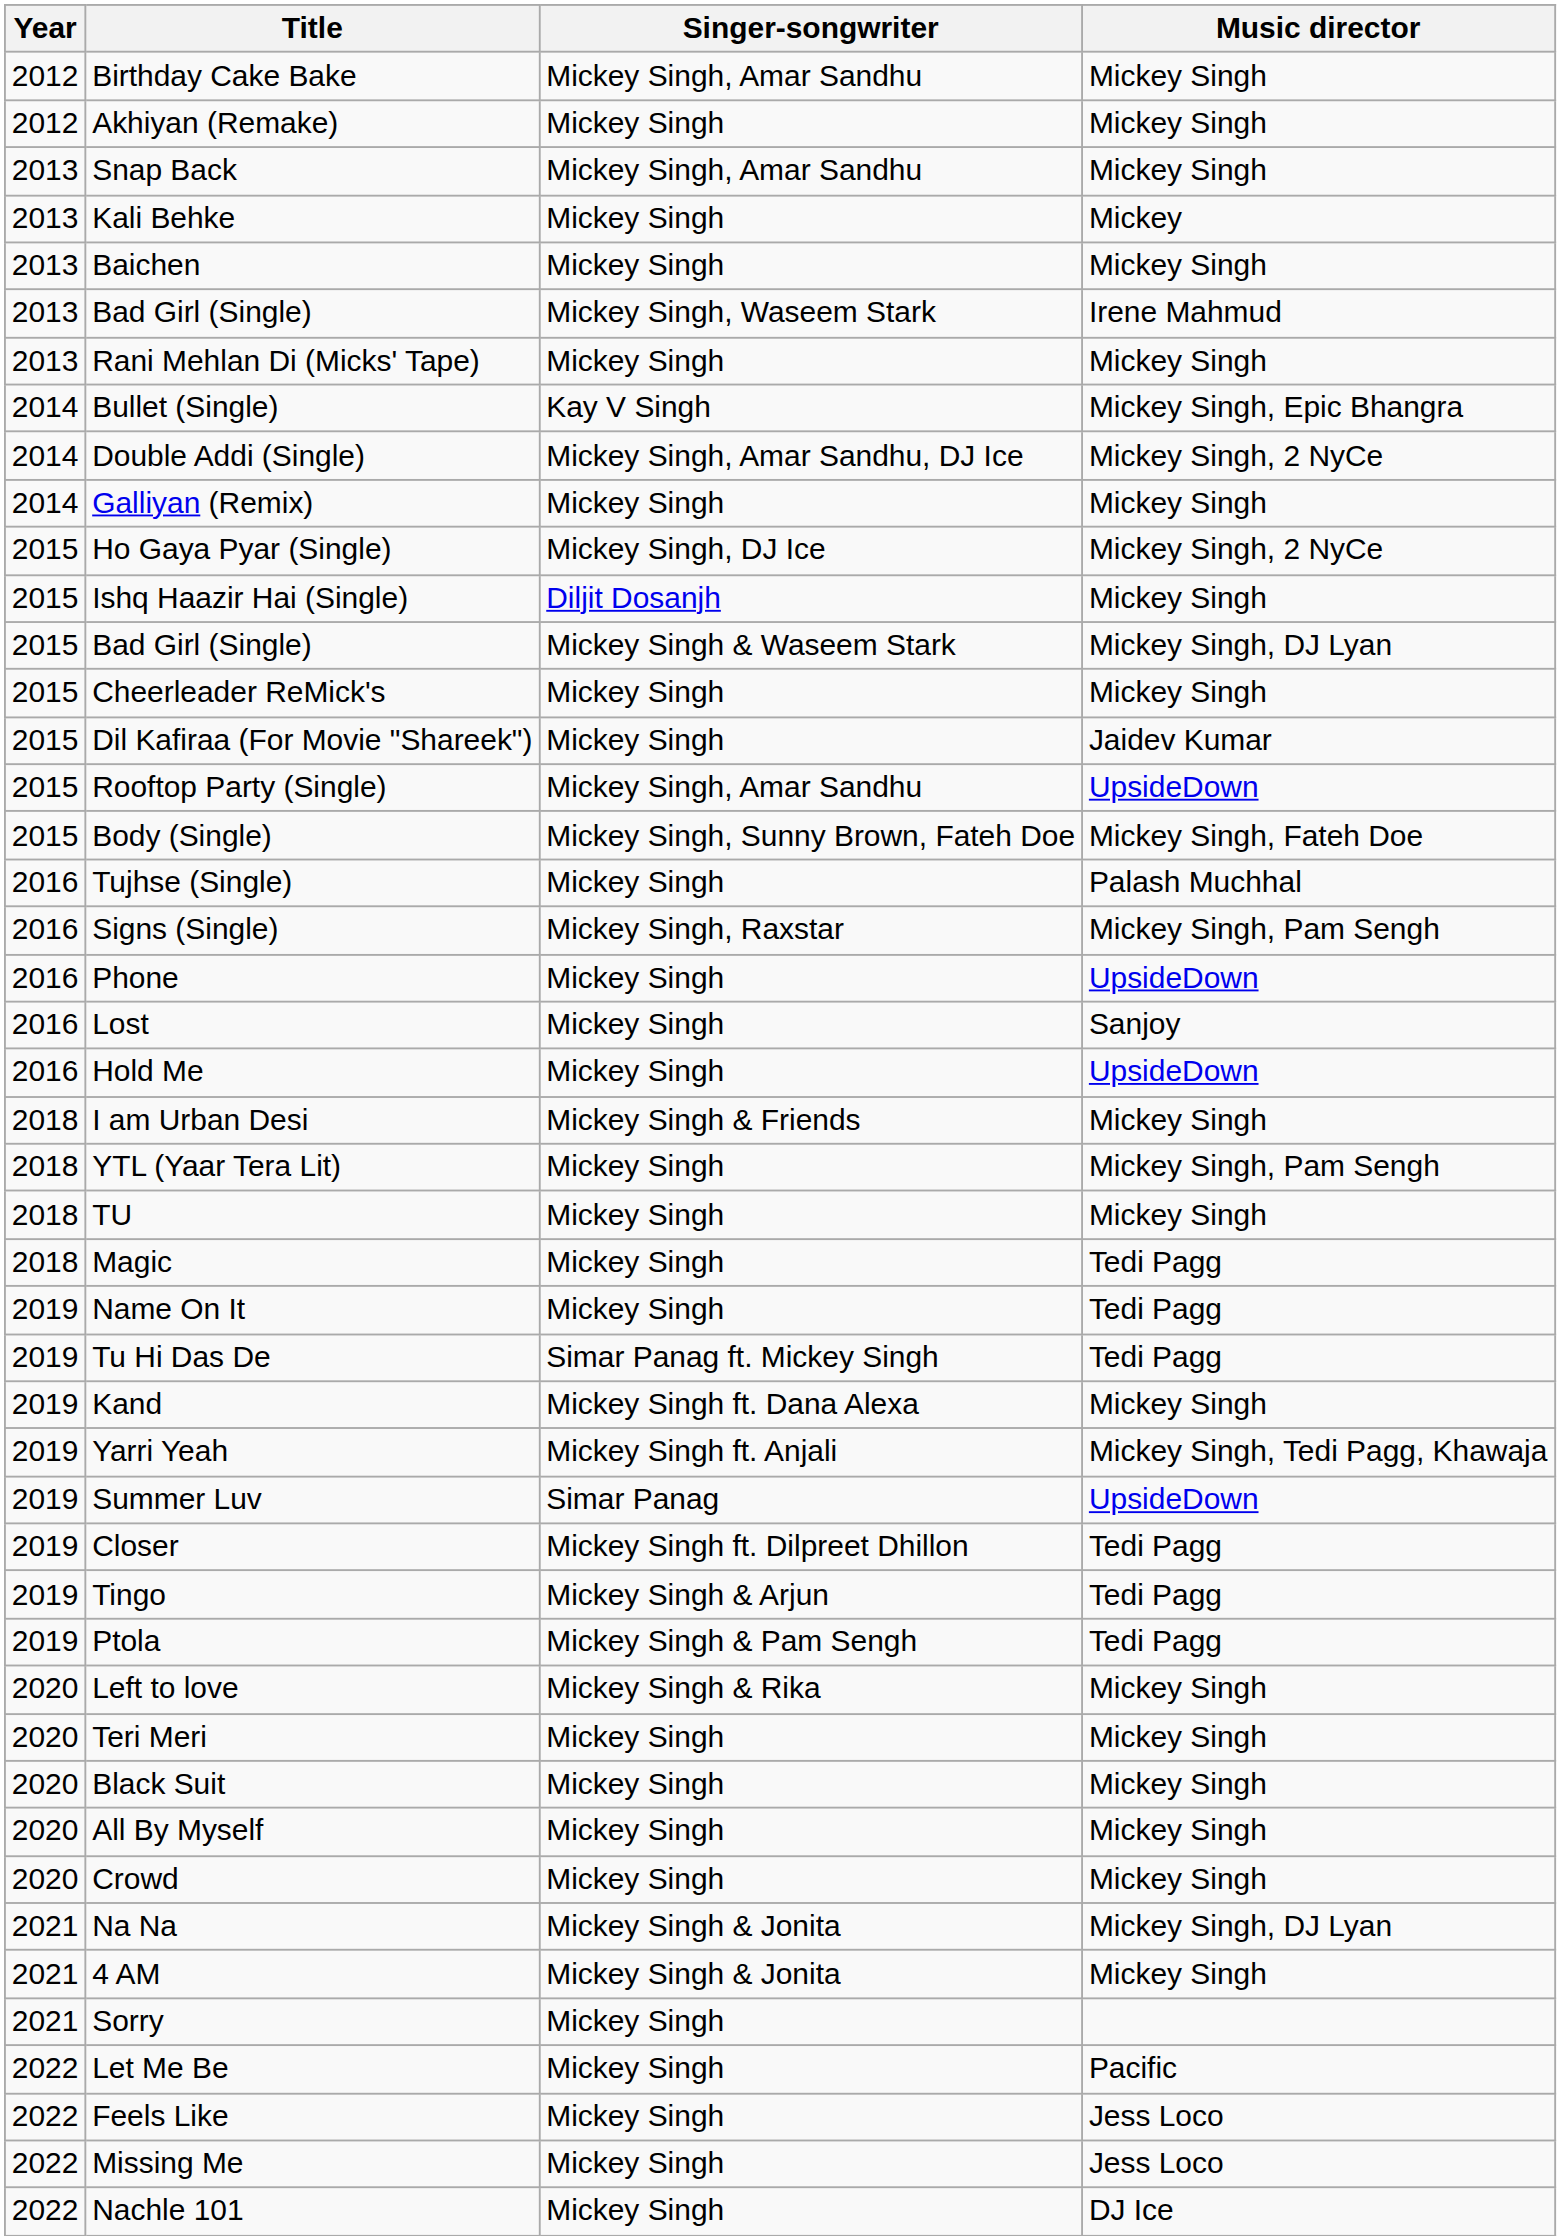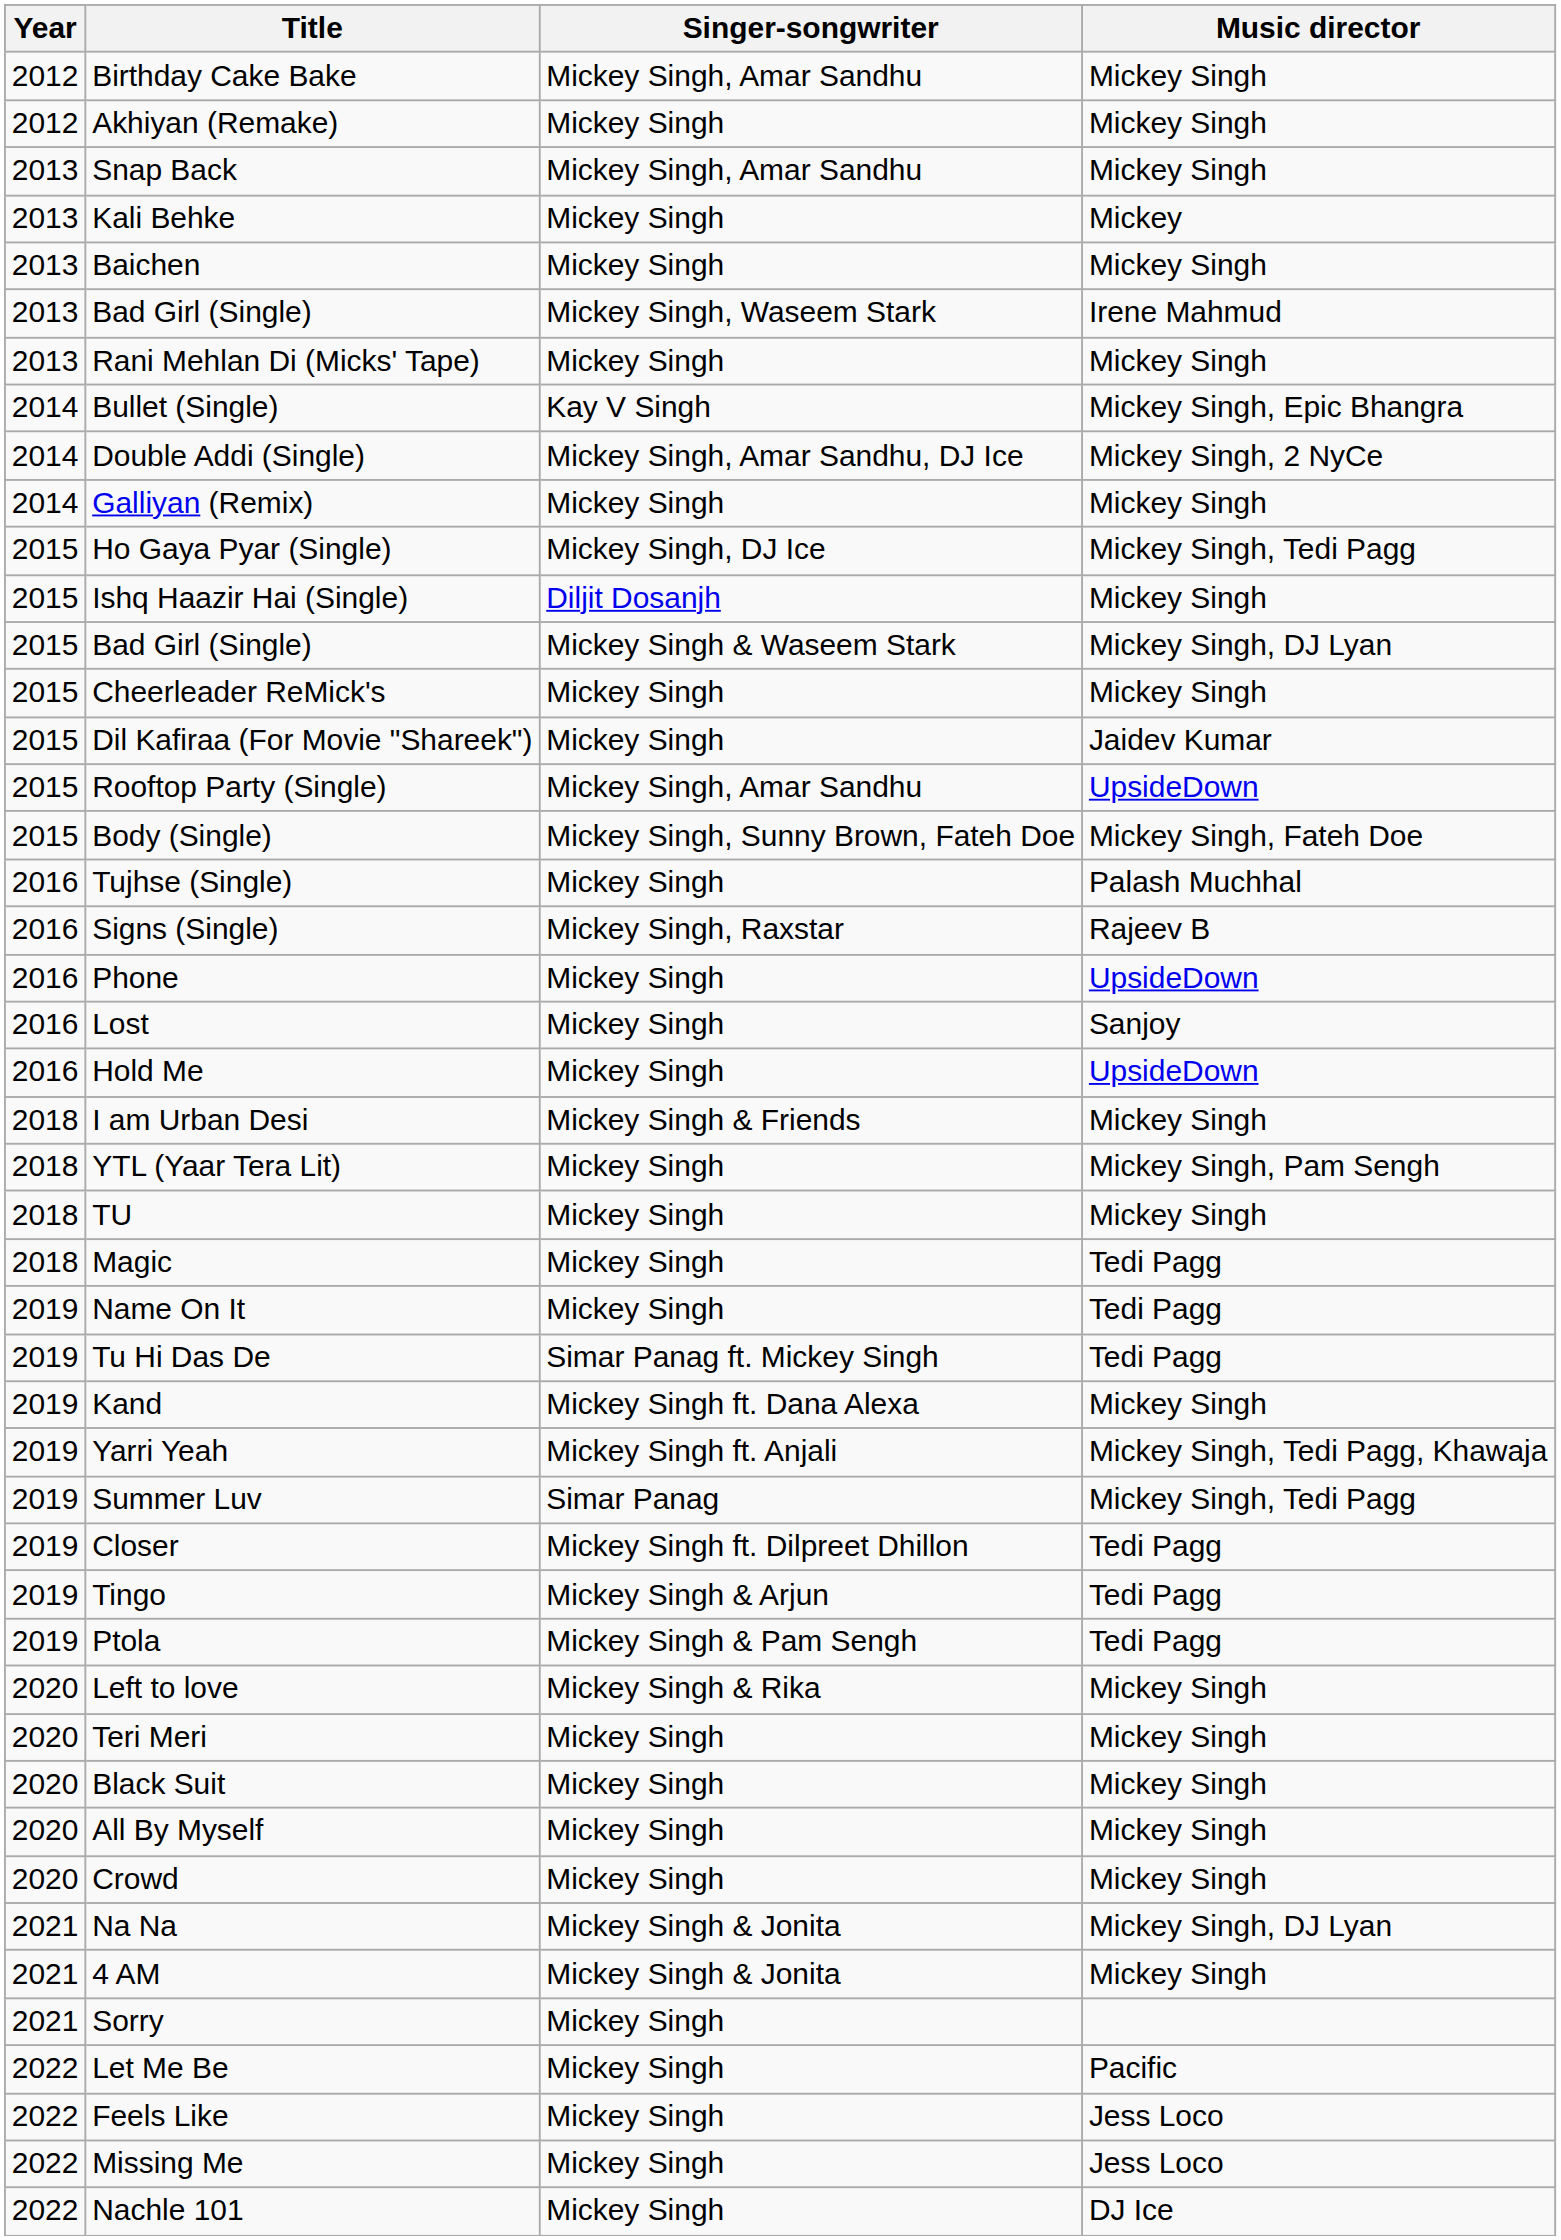(1236, 550) Mickey Singh, 2 NyCe -> (1252, 550) Mickey Singh, Tedi Pagg
(1264, 929) Mickey Singh, Pam Sengh -> (1150, 929) Rajeev B
(1174, 1499) UpsideDown -> (1252, 1499) Mickey Singh, Tedi Pagg
